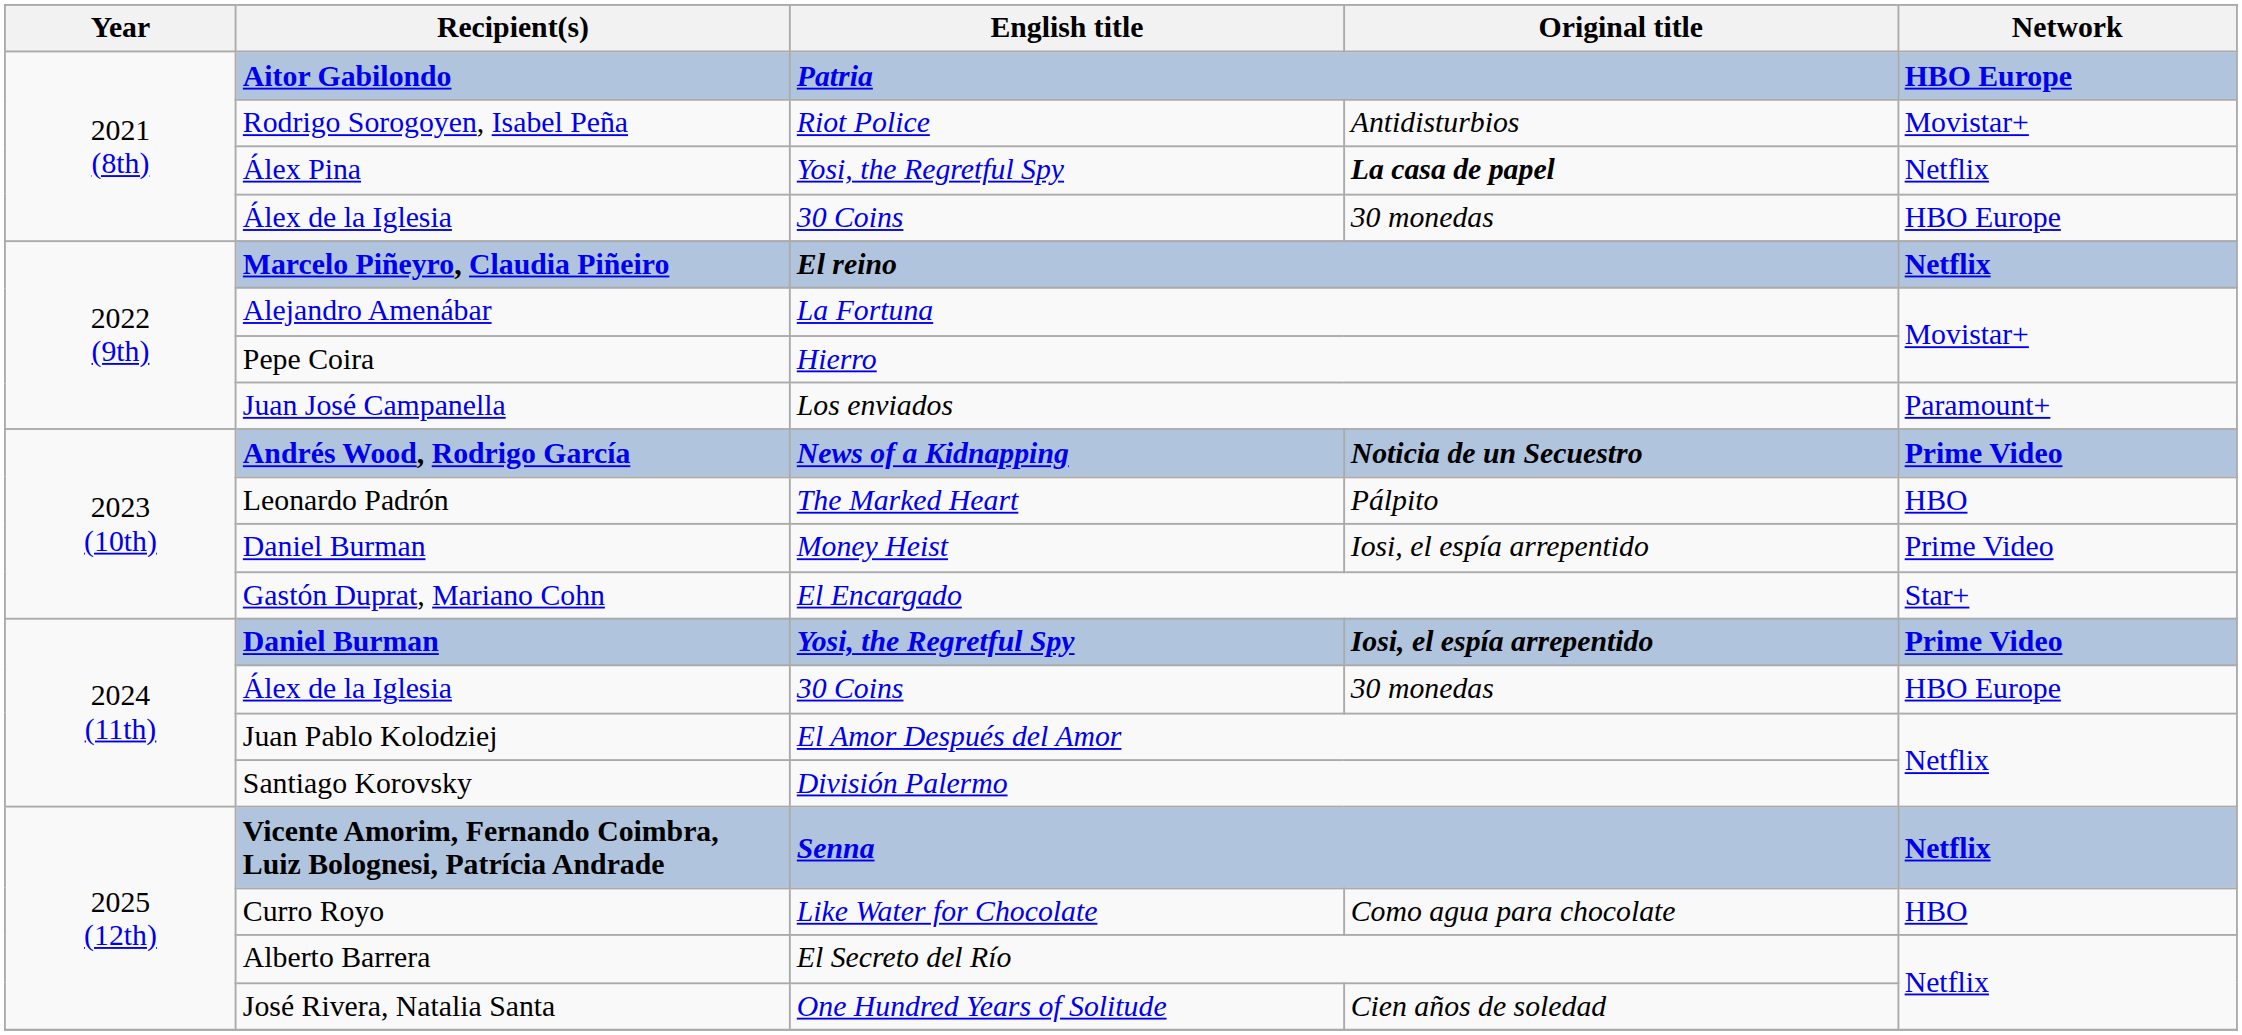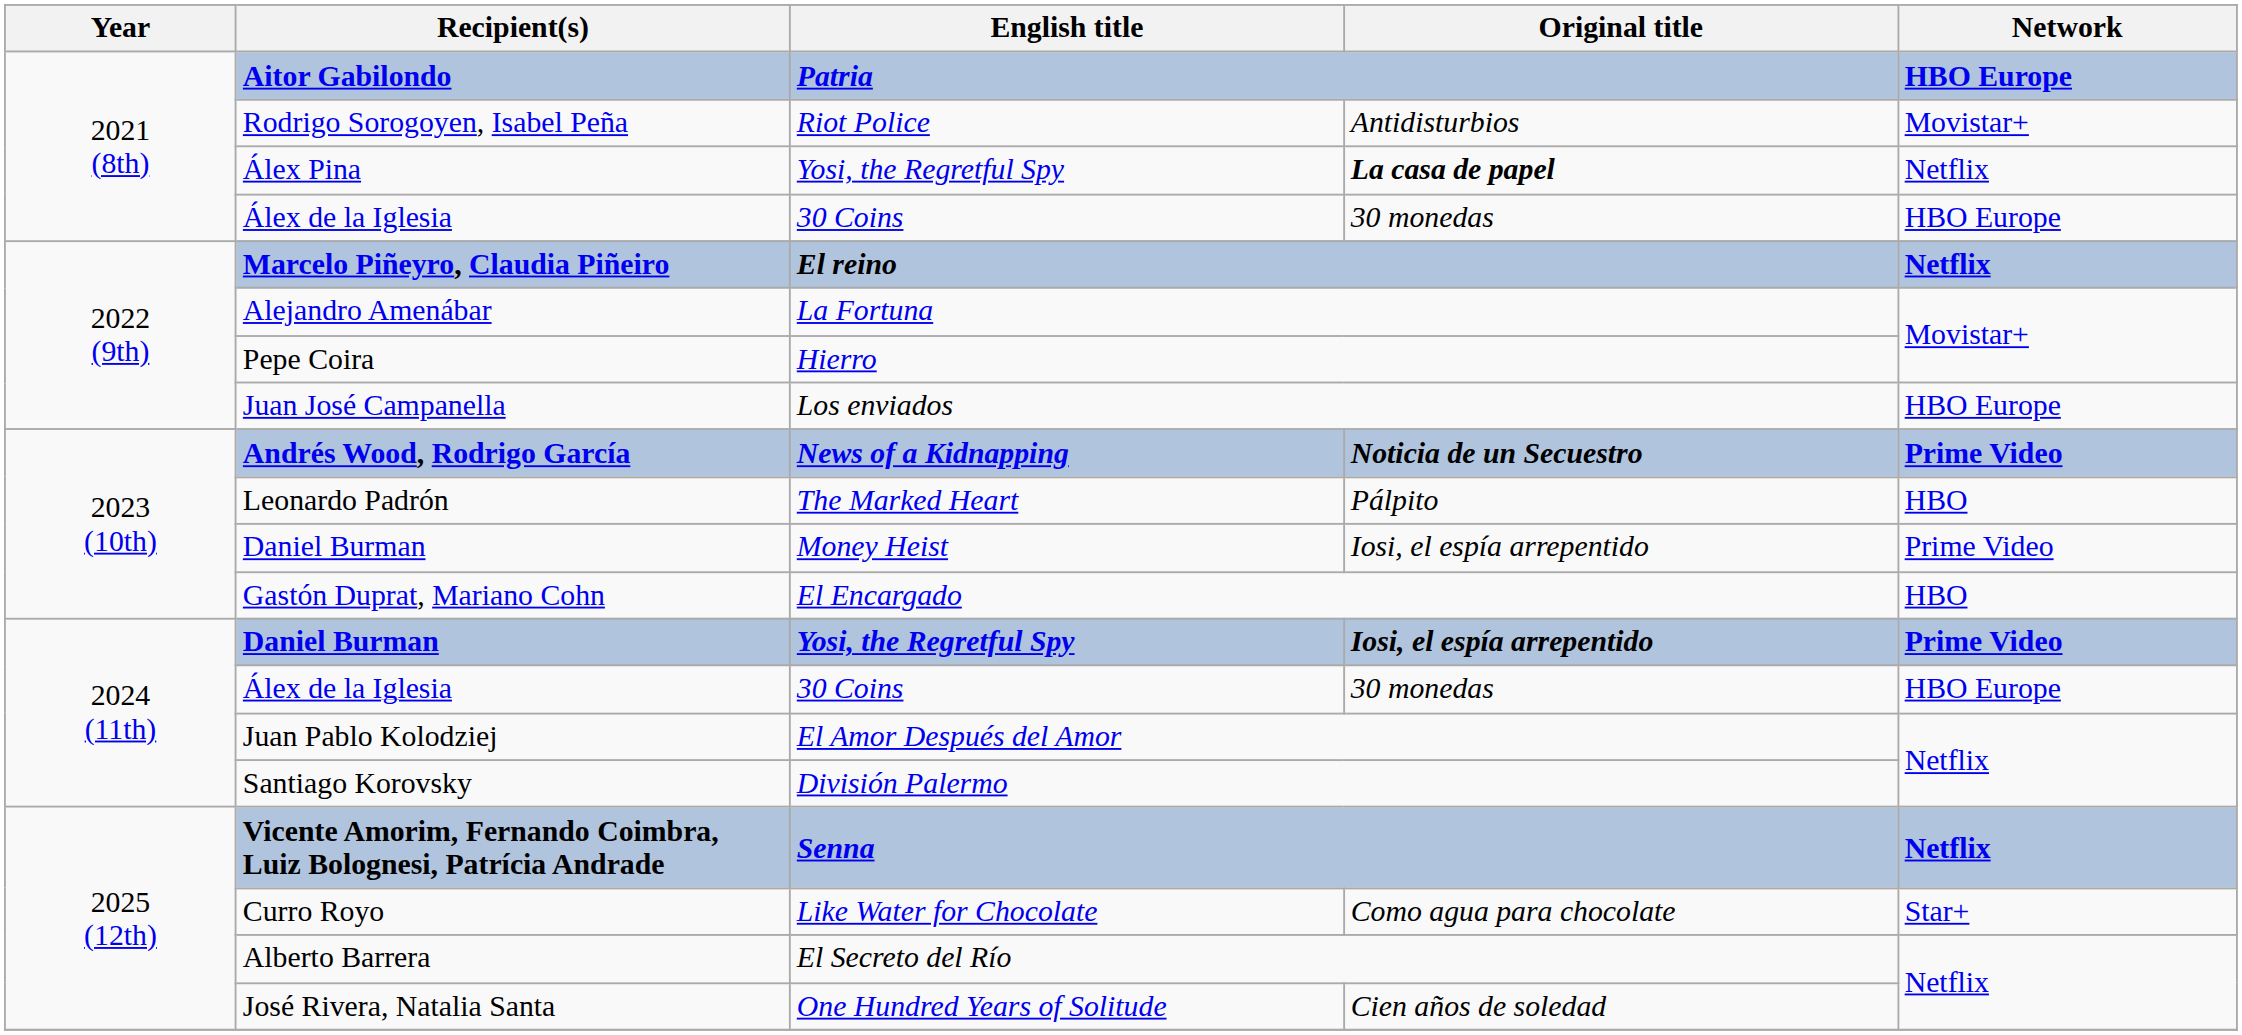(1978, 405) Paramount+ -> (1983, 405) HBO Europe
(1937, 594) Star+ -> (1936, 594) HBO
(1936, 911) HBO -> (1937, 911) Star+
